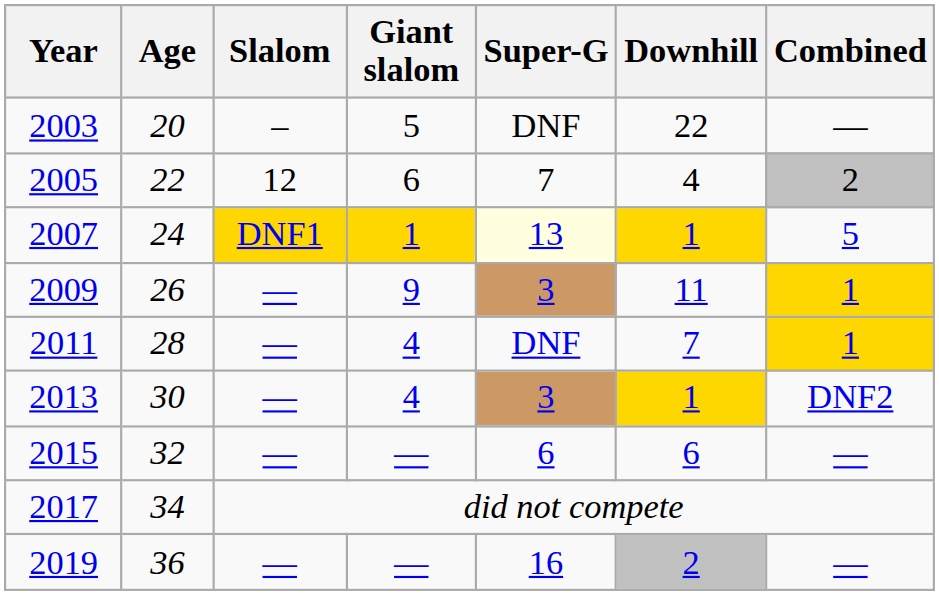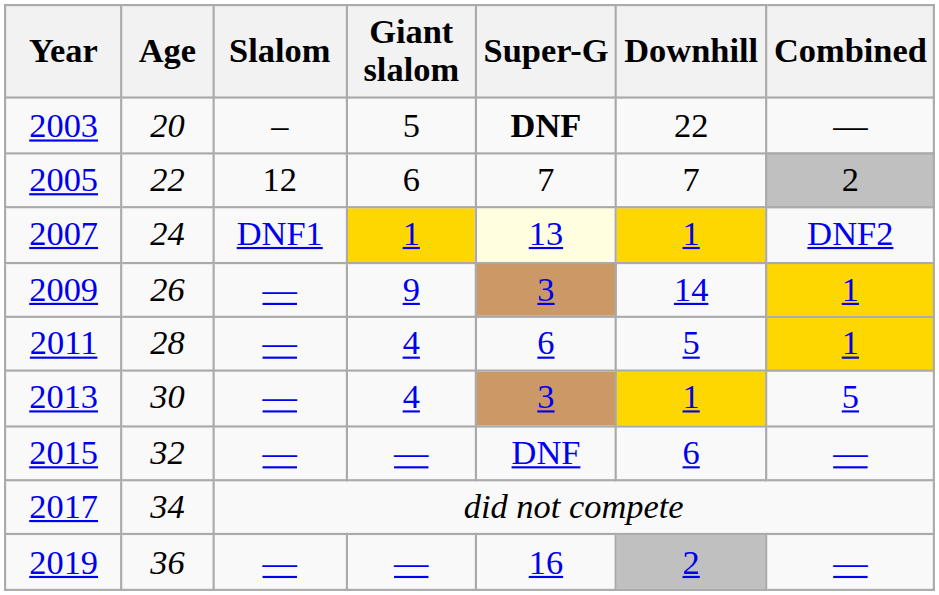(546, 125) normal -> (546, 125) bold
(691, 179) 4 -> (691, 179) 7
(280, 234) gold background -> (280, 234) no background
(850, 234) 5 -> (850, 234) DNF2
(691, 288) 11 -> (691, 288) 14
(546, 343) DNF -> (546, 343) 6
(691, 343) 7 -> (691, 343) 5
(850, 397) DNF2 -> (850, 397) 5
(546, 452) 6 -> (546, 452) DNF
